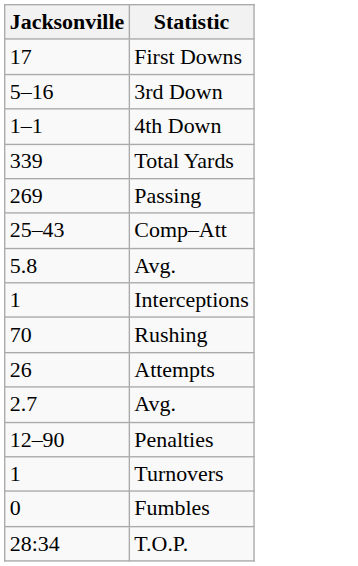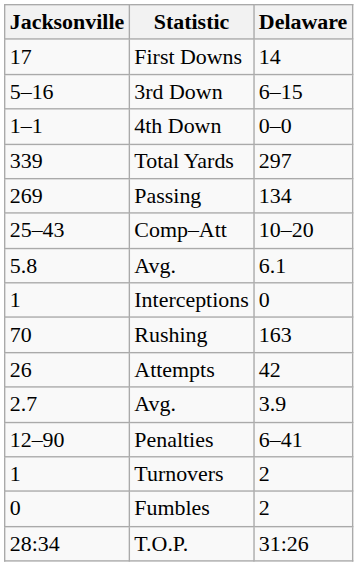+ column: (303, 21)
